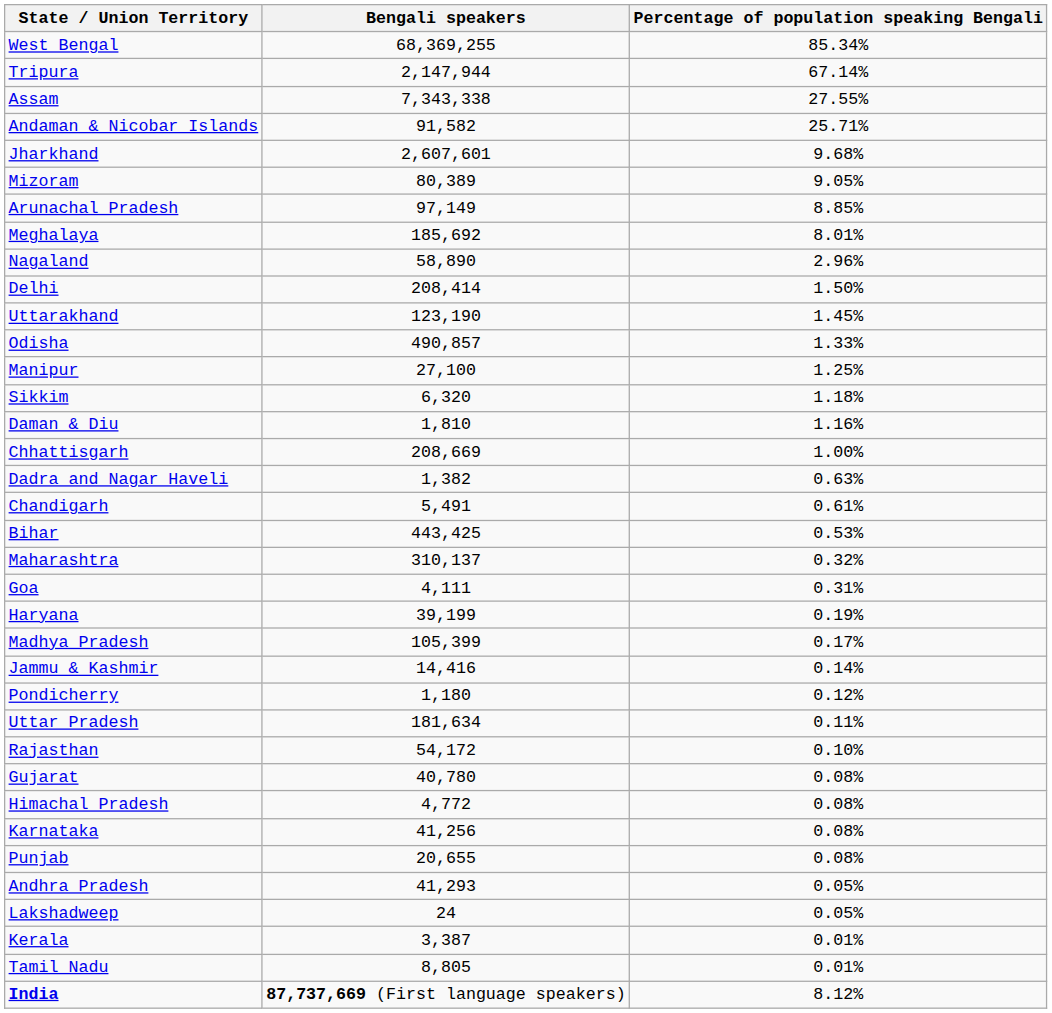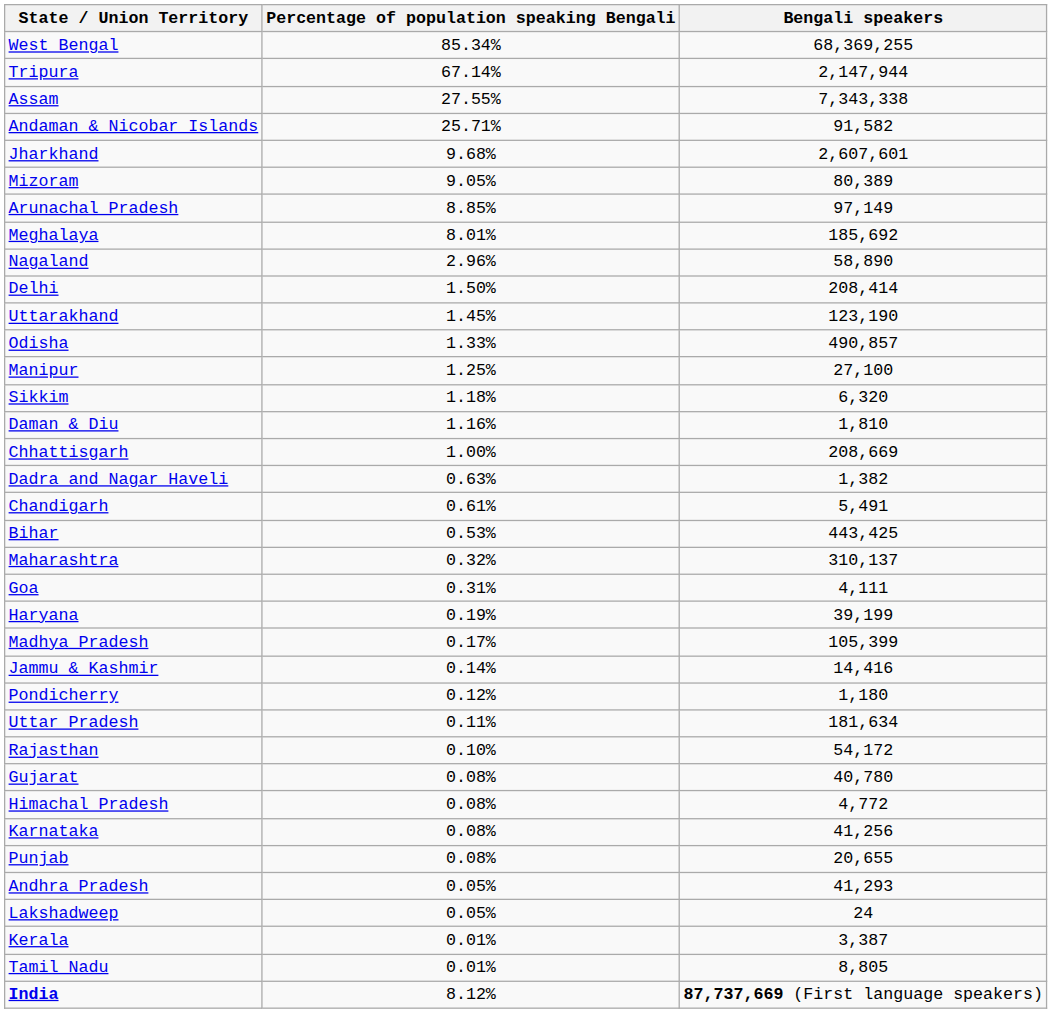columns swapped: (446, 18) <-> (838, 18)
